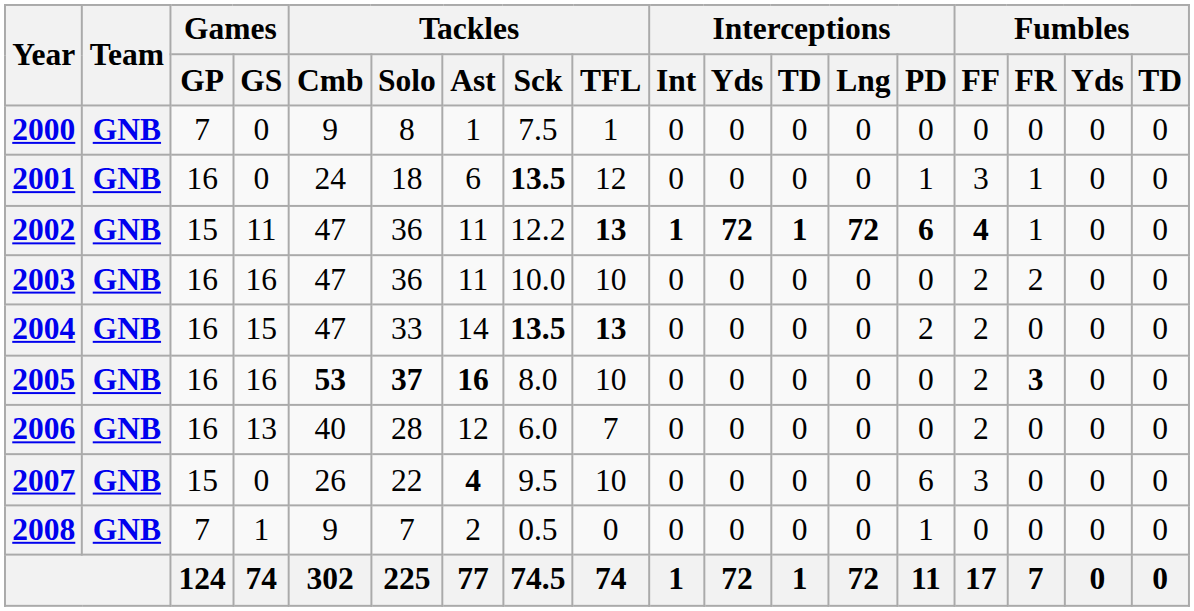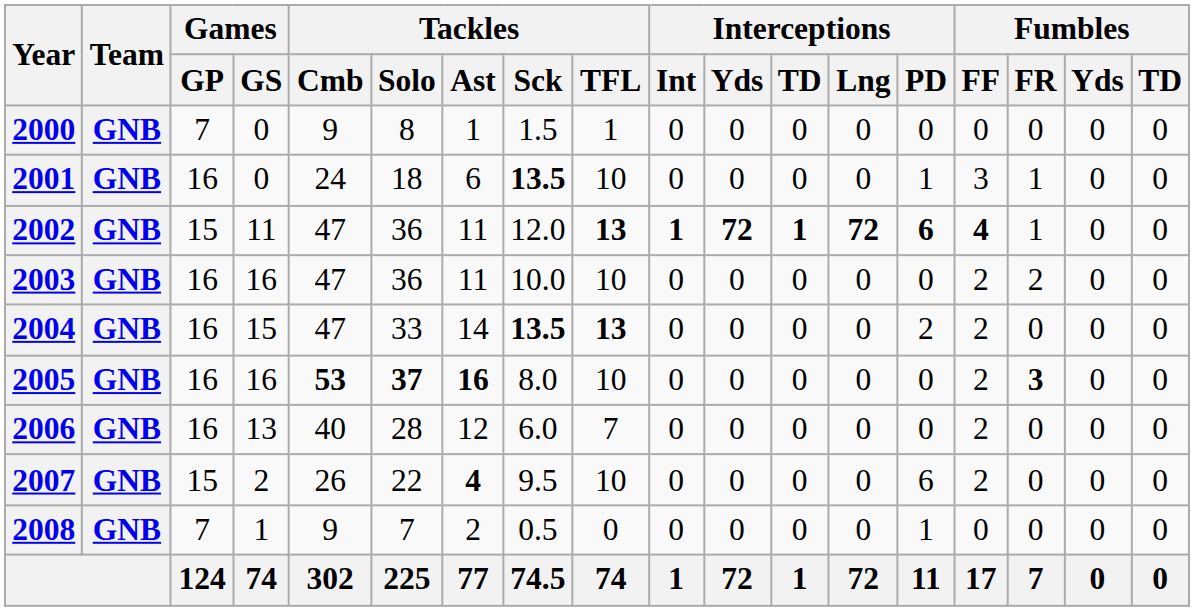(538, 129) 7.5 -> (538, 129) 1.5
(611, 179) 12 -> (611, 179) 10
(538, 229) 12.2 -> (538, 229) 12.0
(261, 479) 0 -> (261, 479) 2
(981, 479) 3 -> (981, 479) 2
